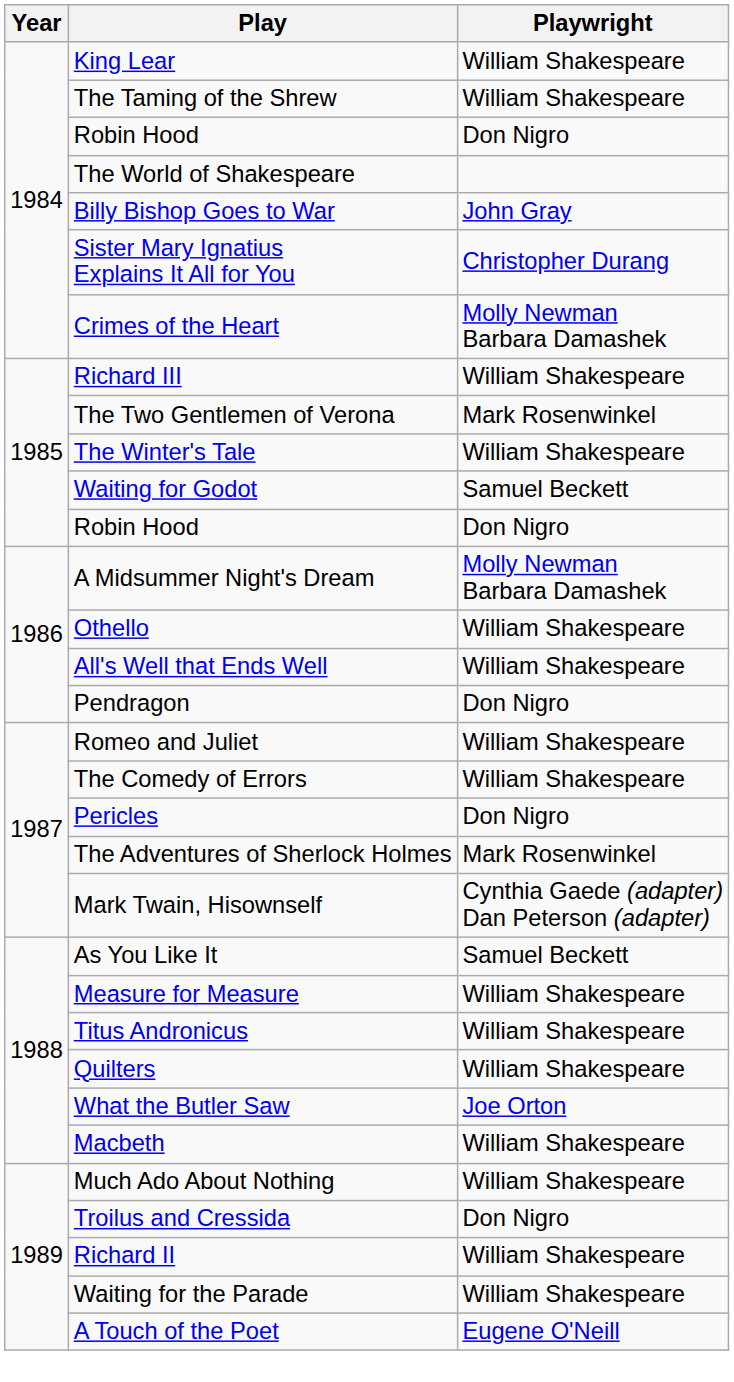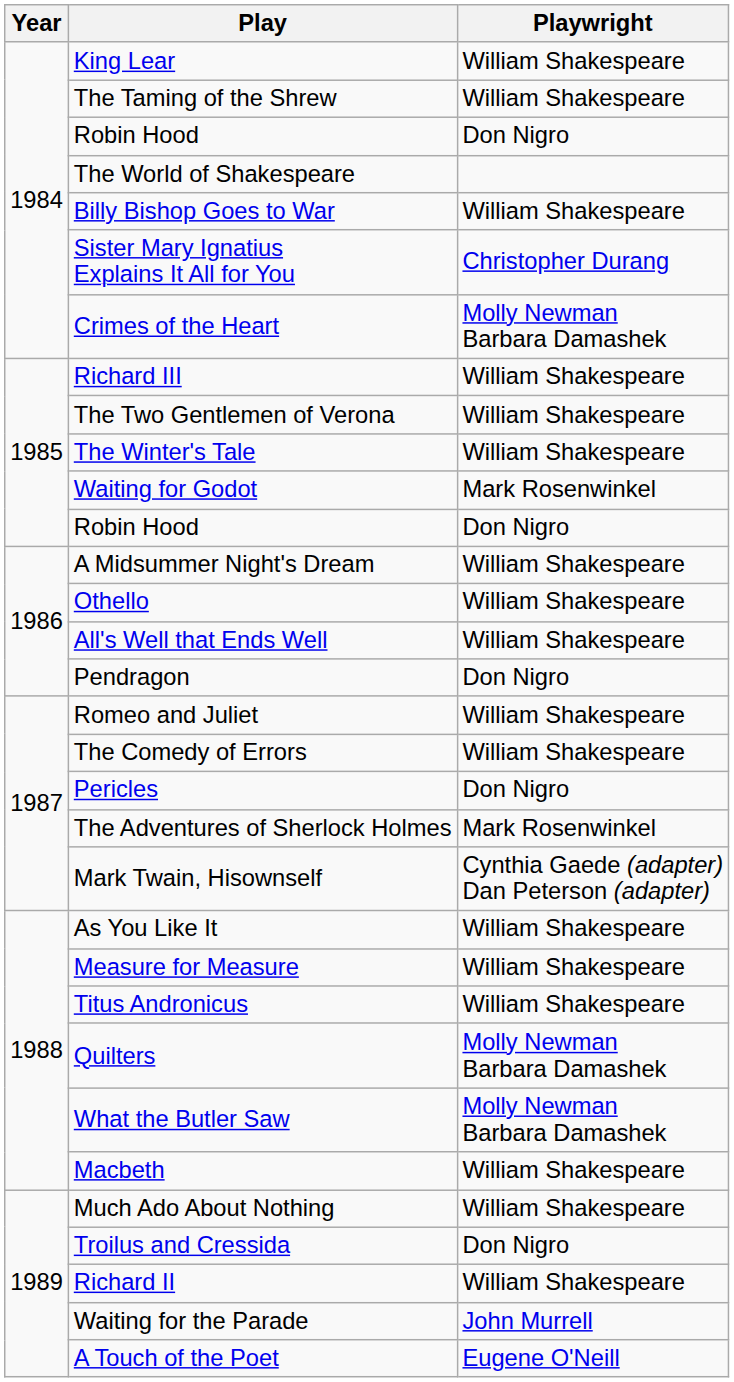(517, 211) John Gray -> (574, 211) William Shakespeare
(559, 414) Mark Rosenwinkel -> (574, 414) William Shakespeare
(545, 489) Samuel Beckett -> (559, 489) Mark Rosenwinkel
(564, 578) Molly Newman Barbara Damashek -> (574, 564) William Shakespeare
(545, 956) Samuel Beckett -> (574, 929) William Shakespeare
(574, 1068) William Shakespeare -> (564, 1055) Molly Newman Barbara Damashek
(514, 1106) Joe Orton -> (564, 1119) Molly Newman Barbara Damashek
(574, 1294) William Shakespeare -> (528, 1320) John Murrell
